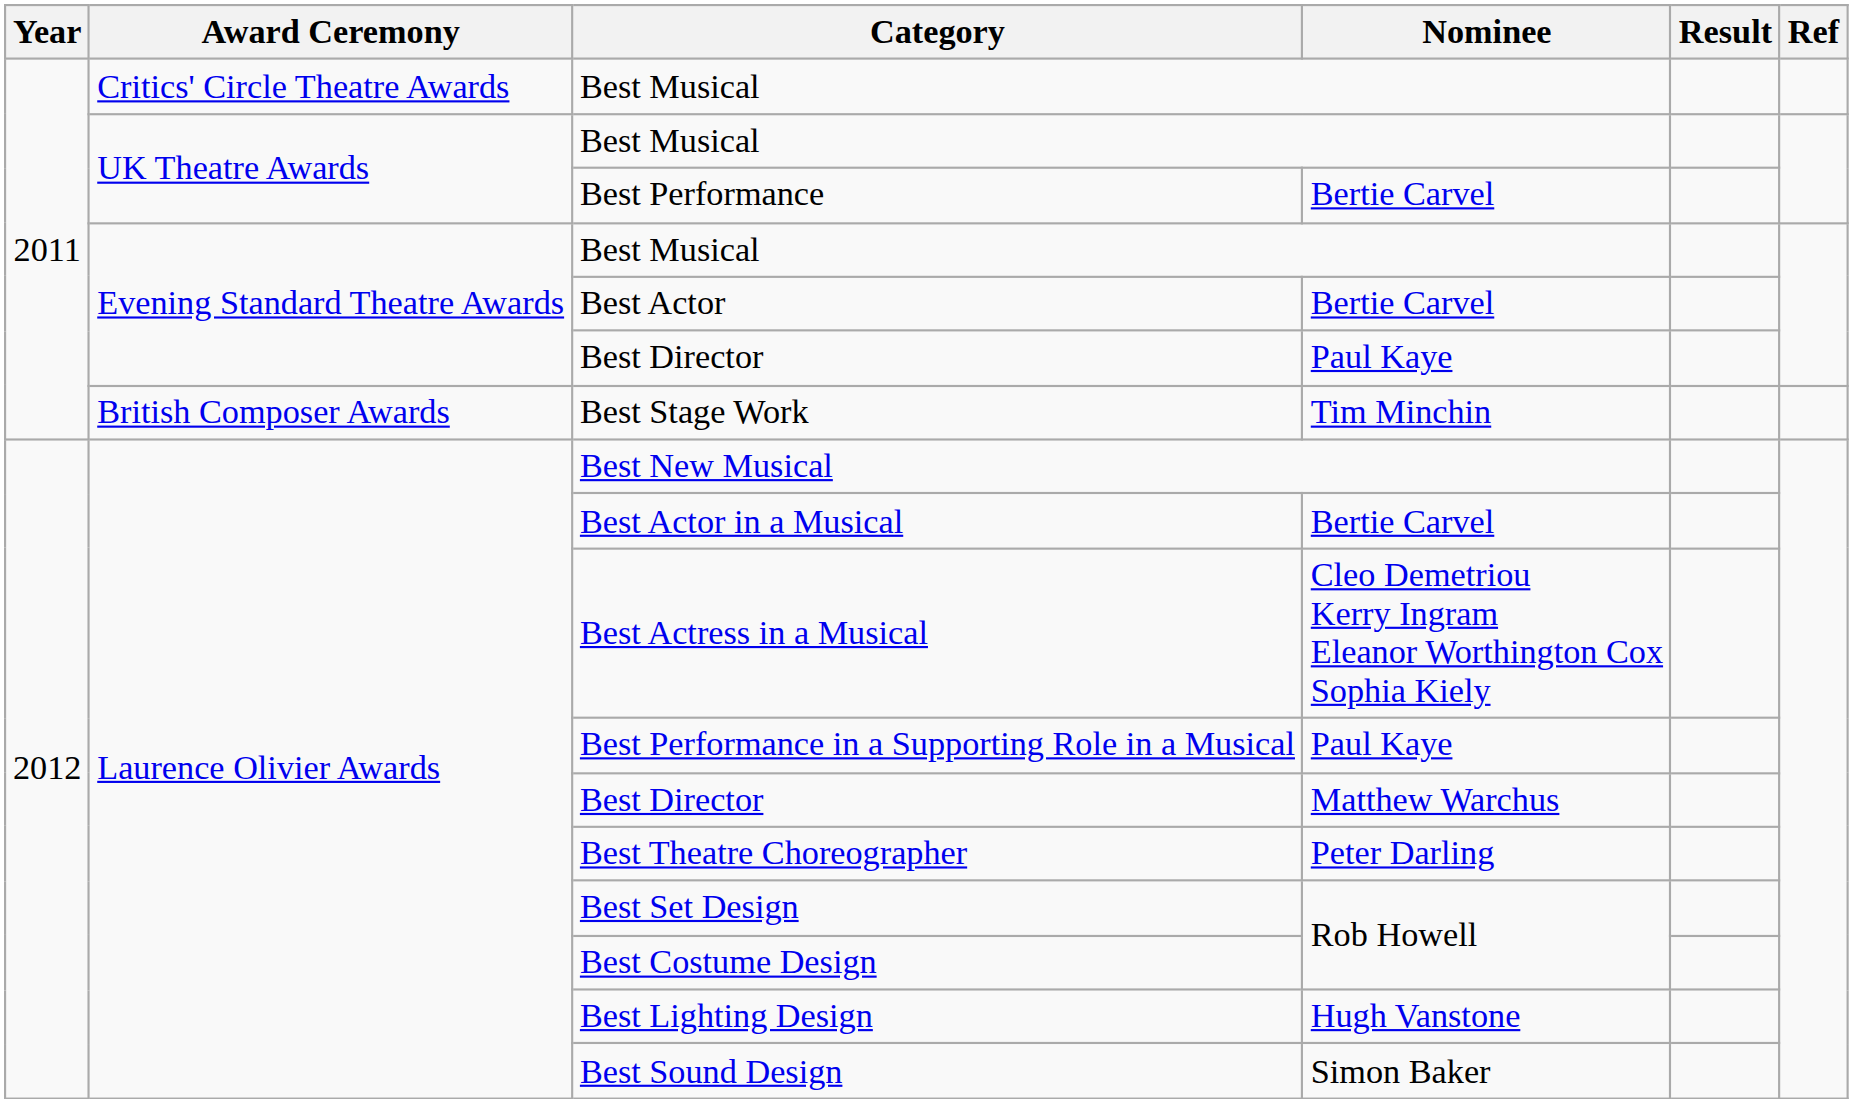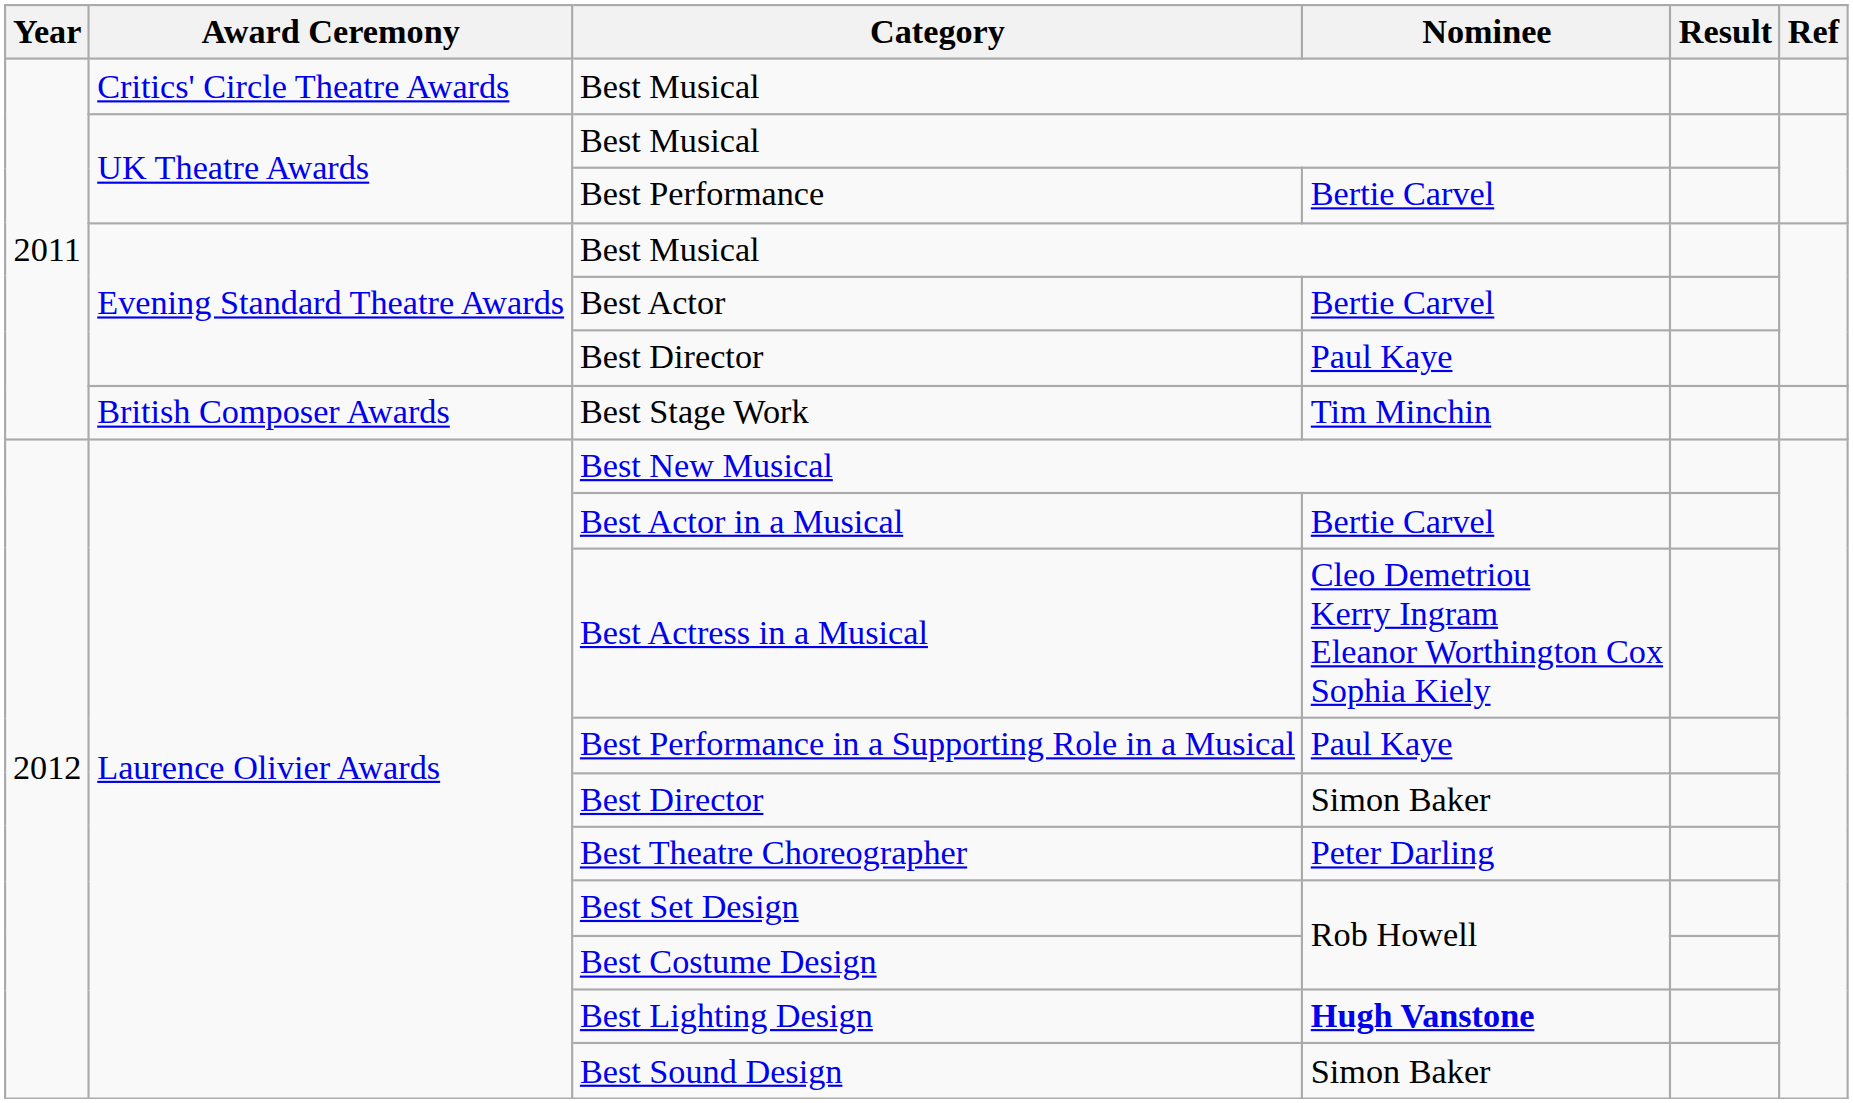(1435, 798) Matthew Warchus -> (1401, 798) Simon Baker
(1416, 1016) normal -> (1423, 1016) bold
